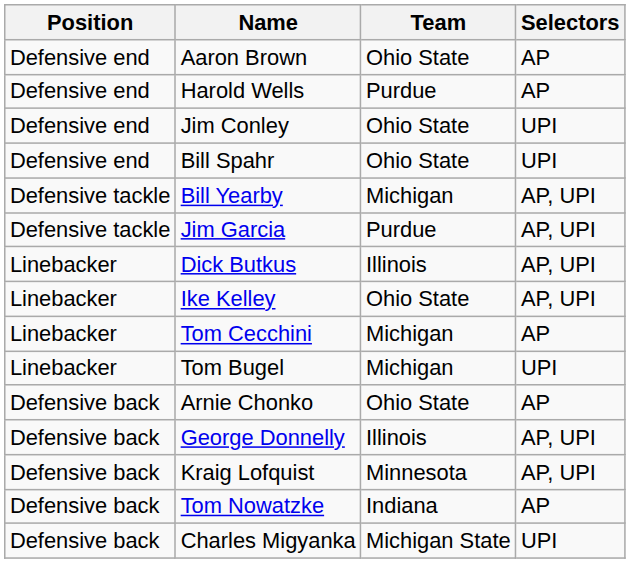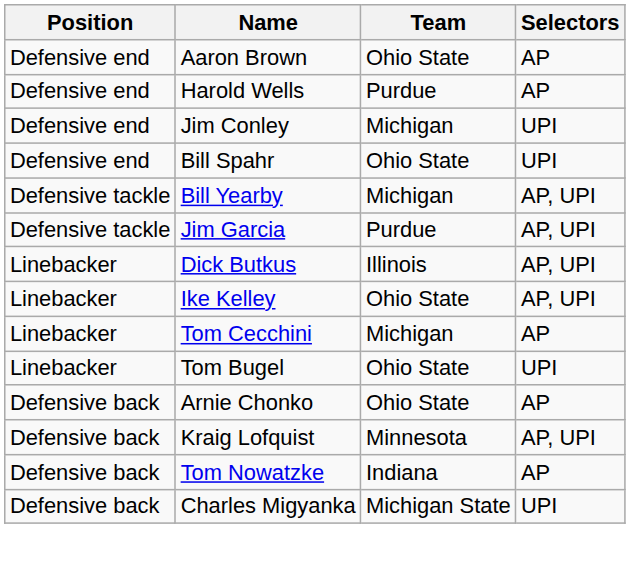(418, 126) Ohio State -> (410, 126) Michigan
(410, 368) Michigan -> (418, 368) Ohio State
- row: (263, 437)
